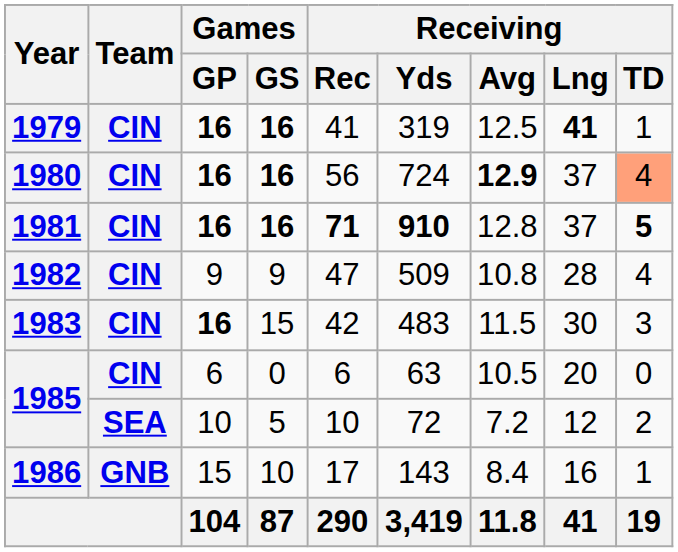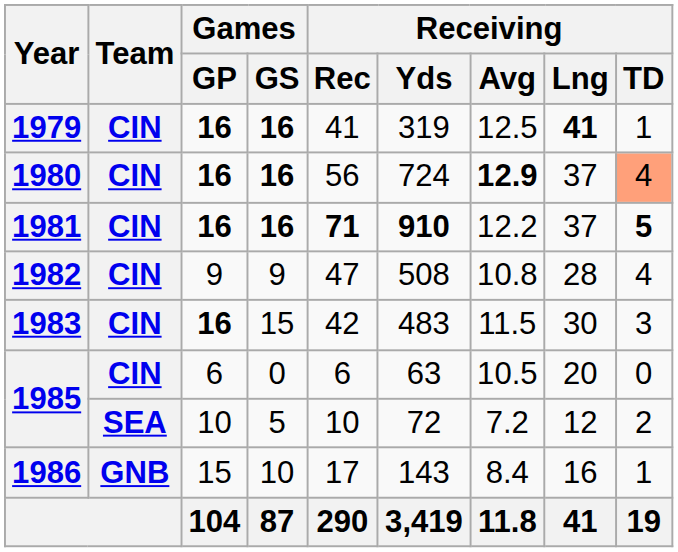(507, 226) 12.8 -> (507, 226) 12.2
(424, 275) 509 -> (424, 275) 508
